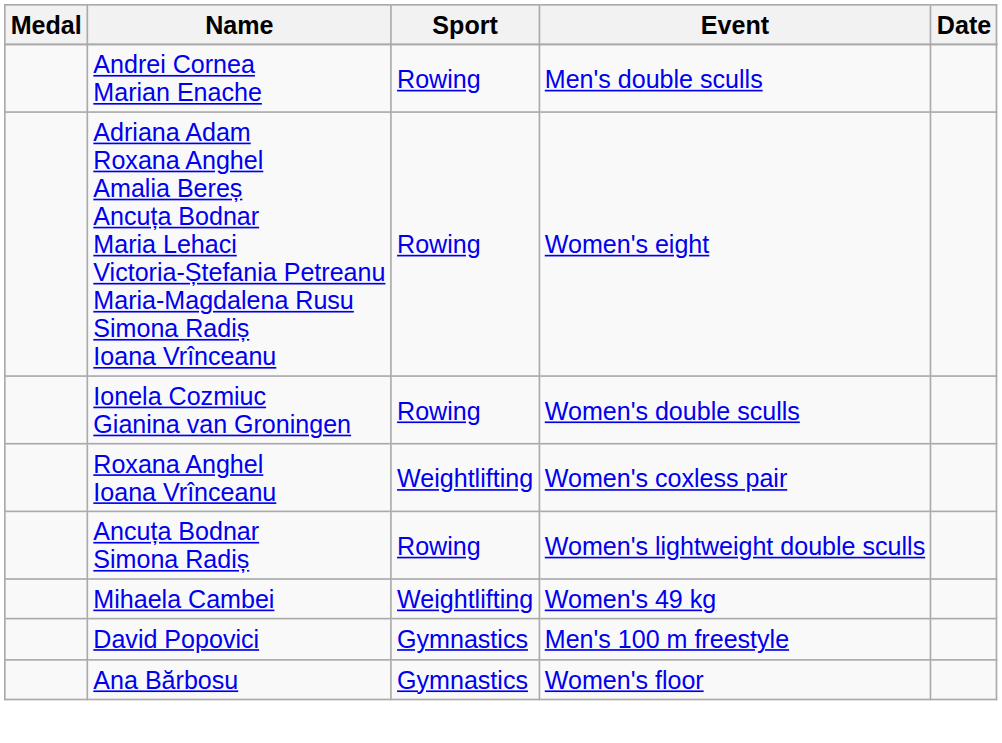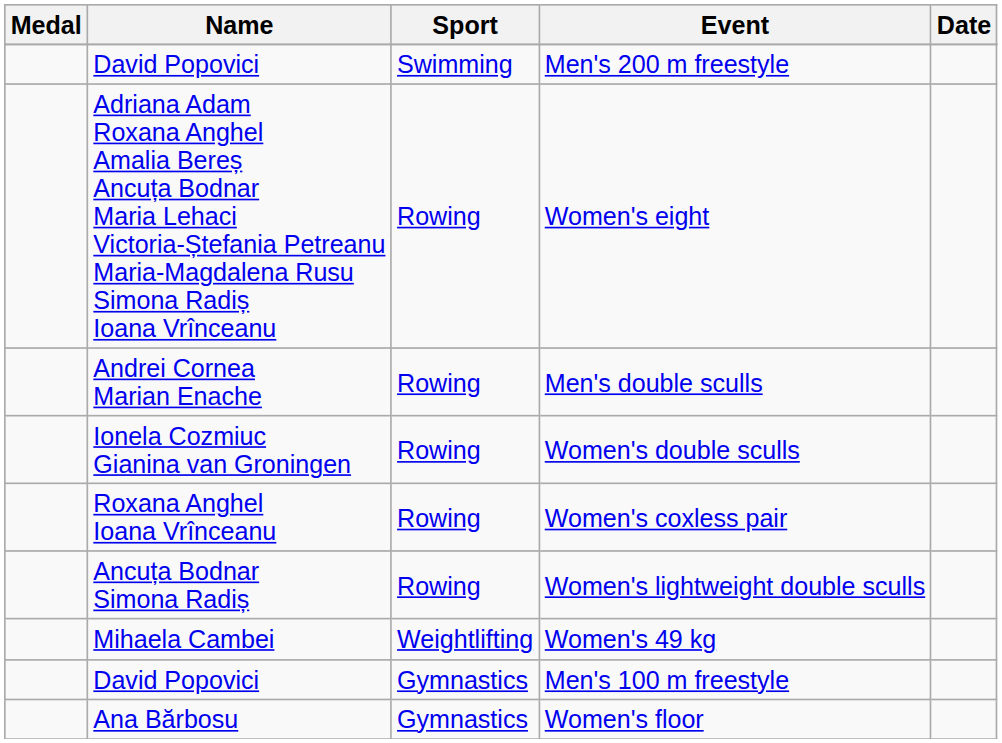+ row: (667, 65)
rows swapped: (654, 79) <-> (627, 245)
(465, 478) Weightlifting -> (439, 518) Rowing
